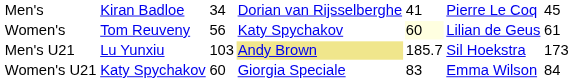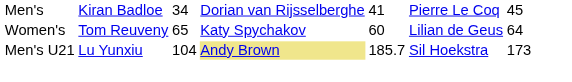(218, 30) 56 -> (180, 30) 65
(414, 30) lightyellow background -> (377, 30) no background
(552, 30) 61 -> (515, 30) 64
(222, 50) 103 -> (184, 50) 104
- row: (51, 70)
